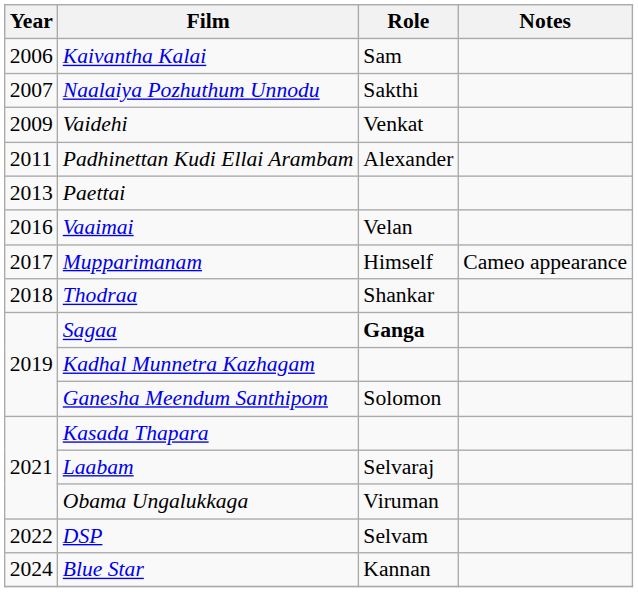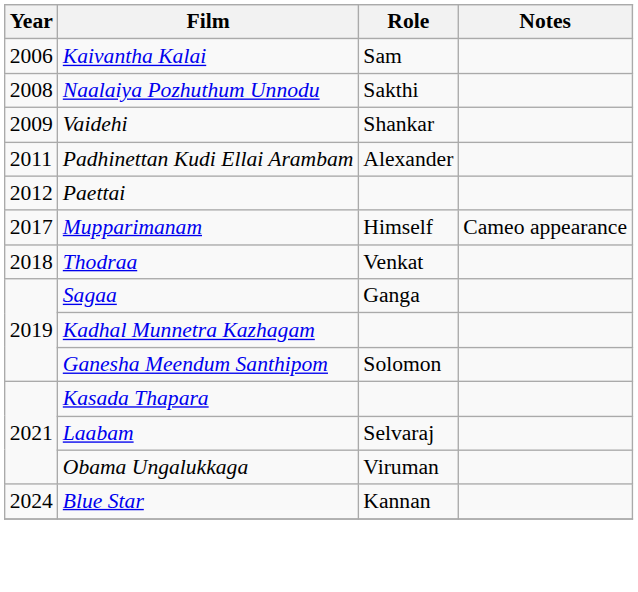(31, 90) 2007 -> (31, 90) 2008
(393, 124) Venkat -> (399, 124) Shankar
(31, 192) 2013 -> (31, 192) 2012
- row: (98, 227)
(399, 295) Shankar -> (393, 261) Venkat
(394, 329) bold -> (392, 295) normal
- row: (83, 535)
